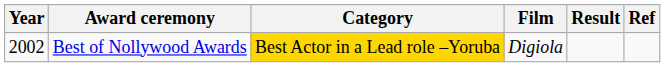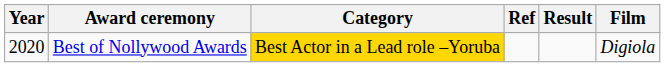columns swapped: (536, 18) <-> (642, 18)
(27, 47) 2002 -> (27, 47) 2020
